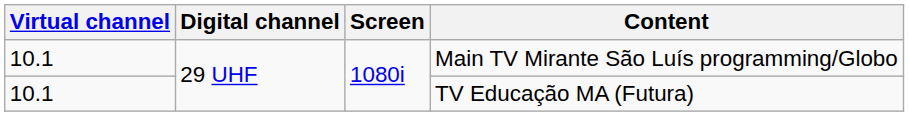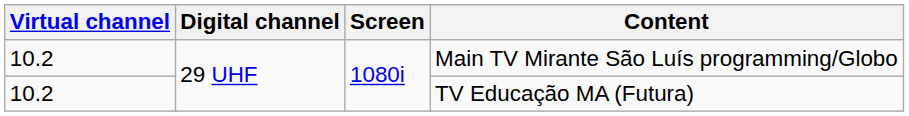(32, 57) 10.1 -> (32, 57) 10.2
(32, 93) 10.1 -> (32, 93) 10.2
